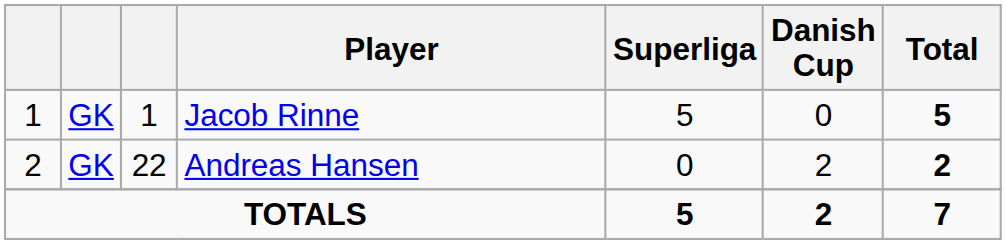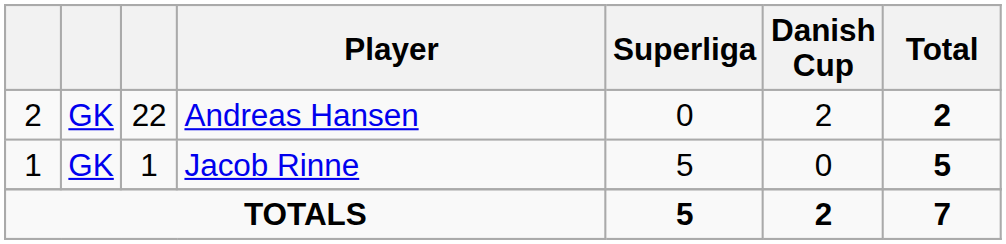rows swapped: (272, 115) <-> (302, 165)
